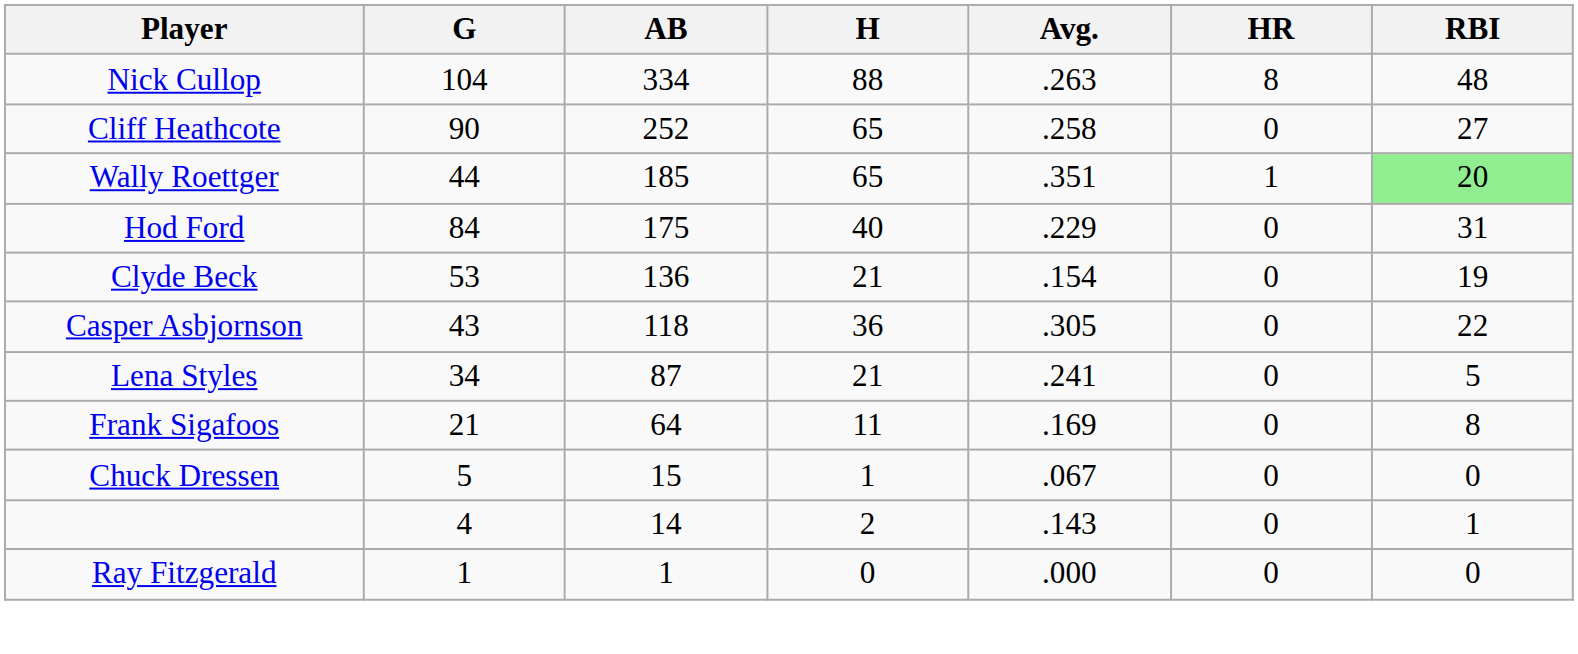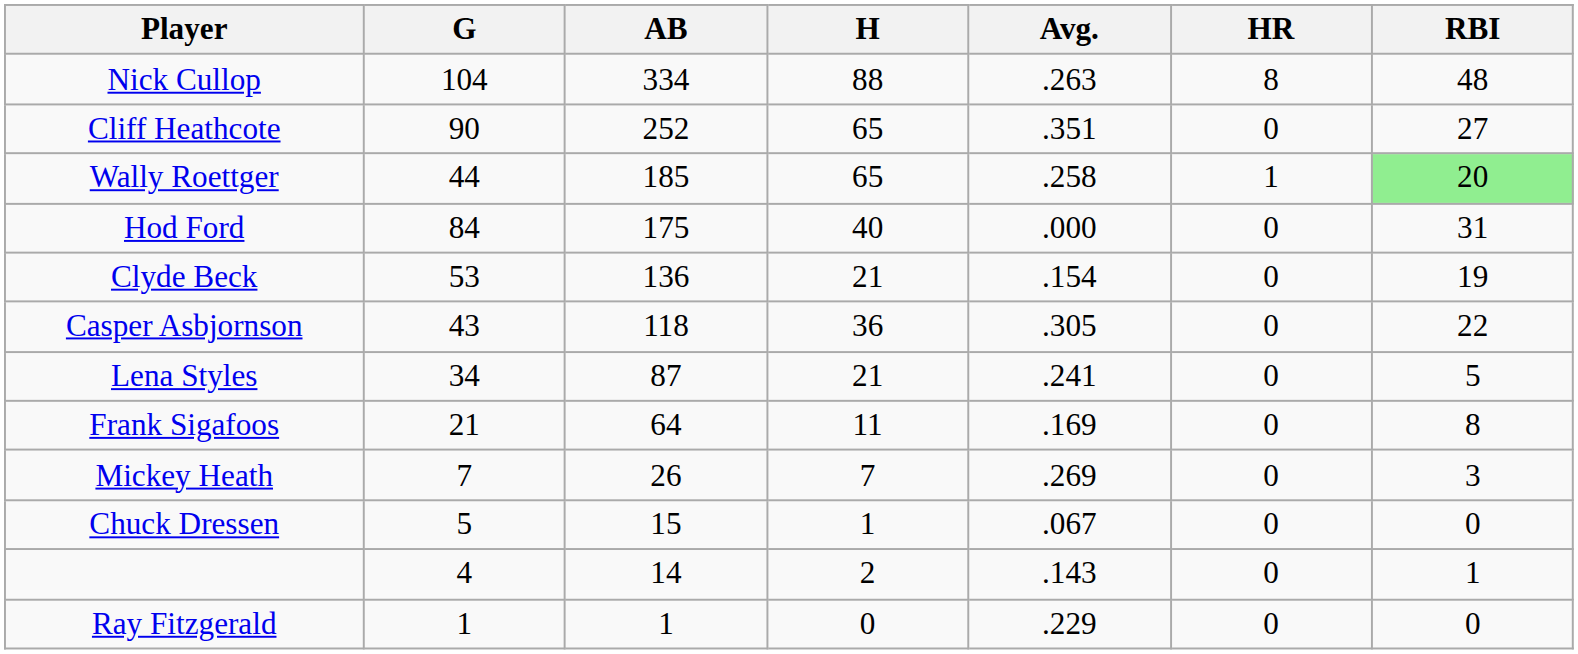(1069, 128) .258 -> (1069, 128) .351
(1069, 177) .351 -> (1069, 177) .258
(1069, 227) .229 -> (1069, 227) .000
+ row: (184, 474)
(1069, 573) .000 -> (1069, 623) .229
